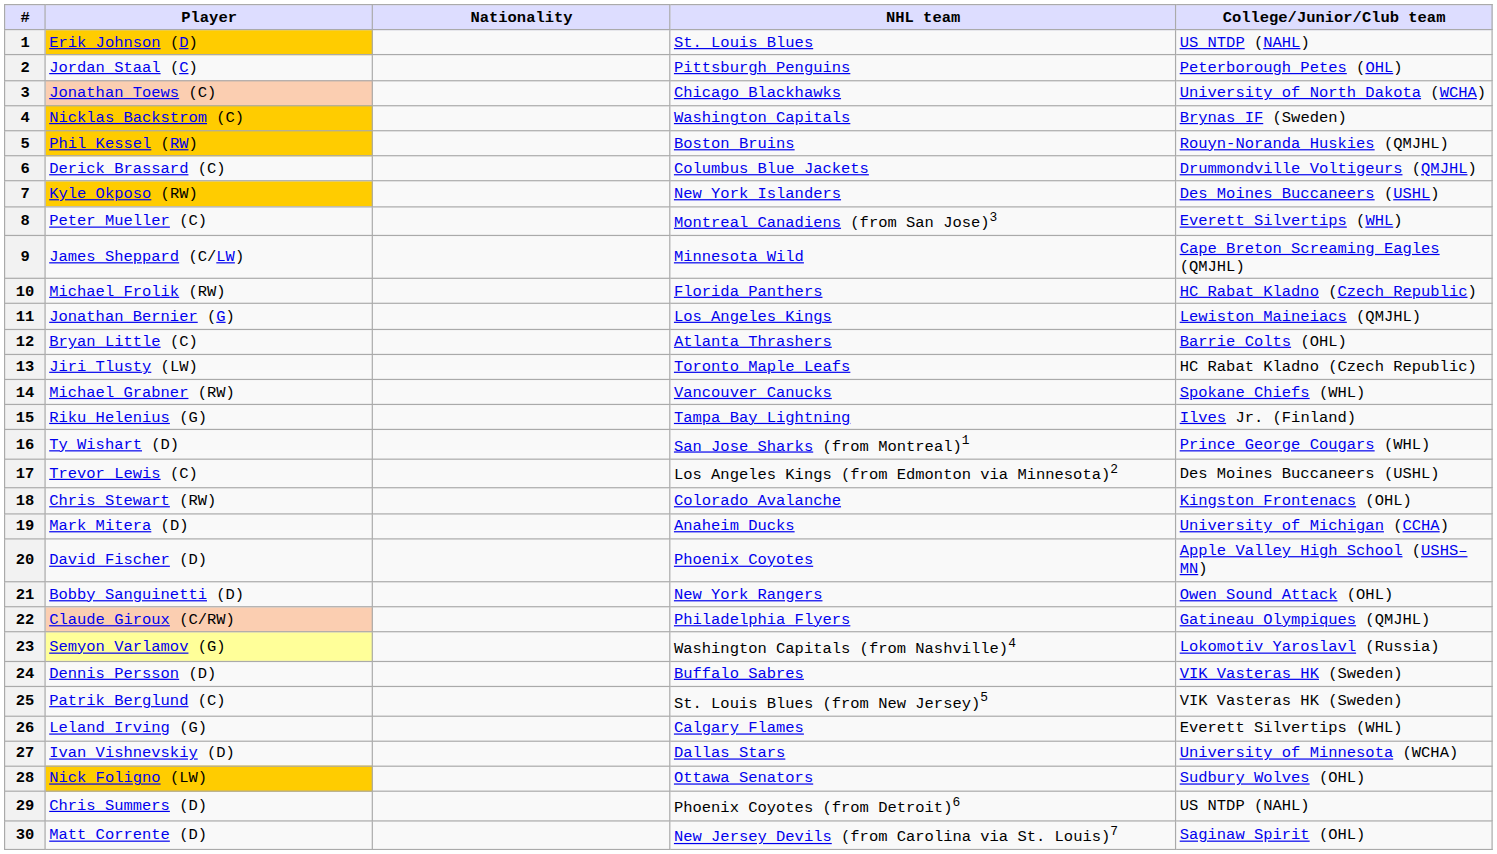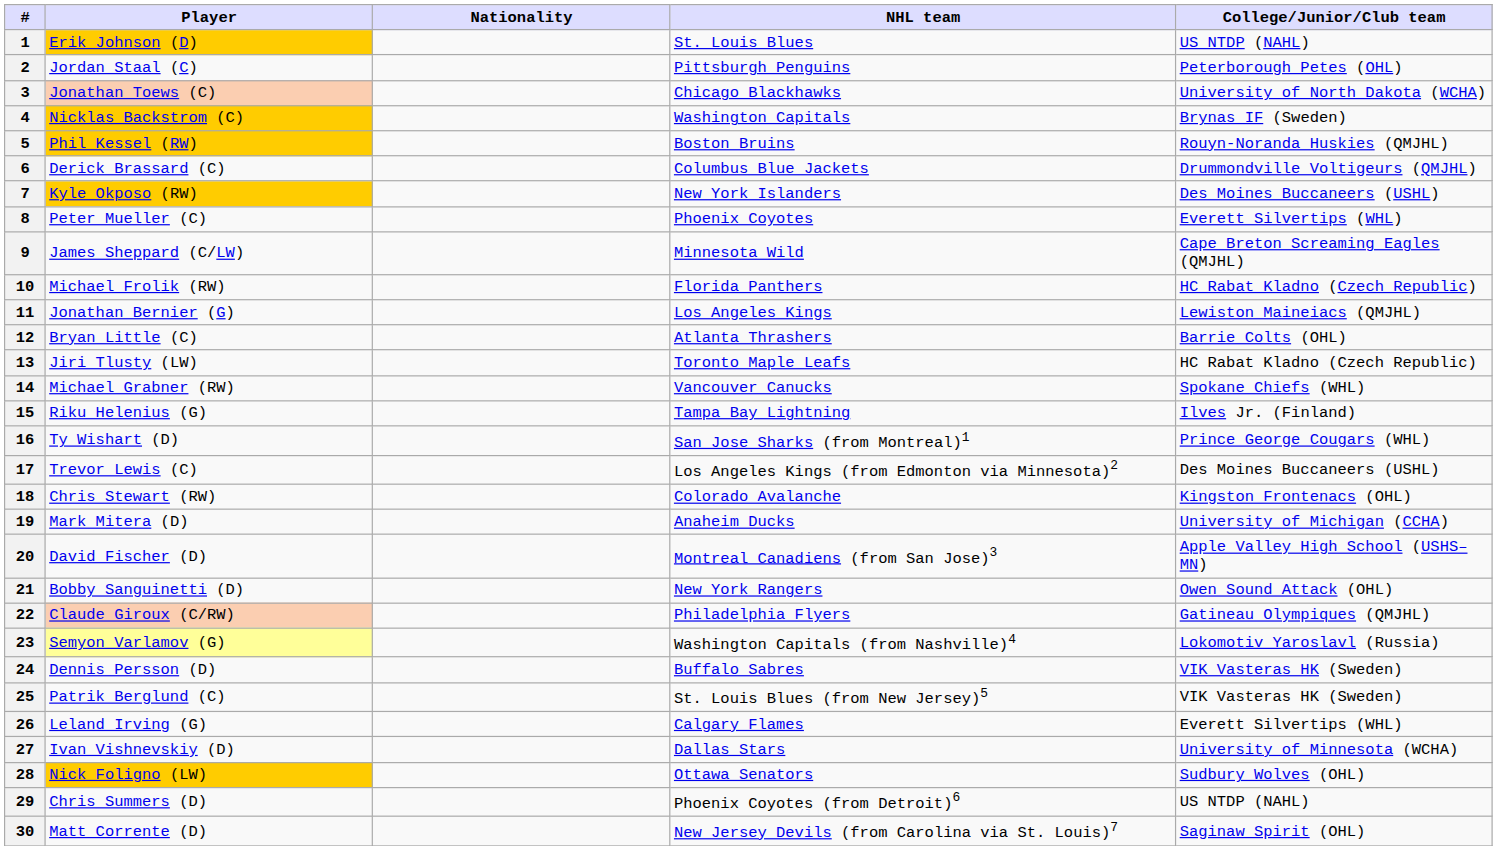(836, 221) Montreal Canadiens (from San Jose)3 -> (744, 219) Phoenix Coyotes
(744, 560) Phoenix Coyotes -> (836, 556) Montreal Canadiens (from San Jose)3
